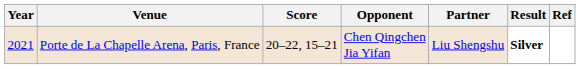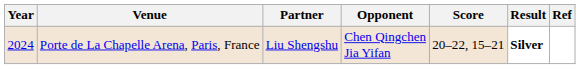columns swapped: (468, 15) <-> (302, 15)
(21, 45) 2021 -> (21, 45) 2024
